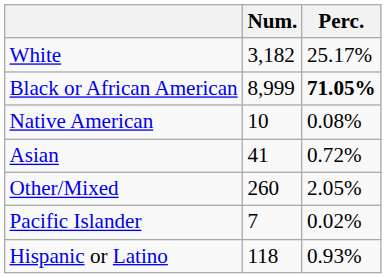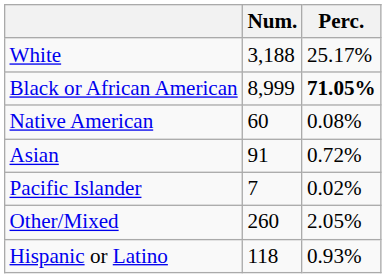(271, 54) 3,182 -> (271, 54) 3,188
(258, 121) 10 -> (258, 121) 60
(258, 155) 41 -> (258, 155) 91
rows swapped: (75, 222) <-> (64, 188)
